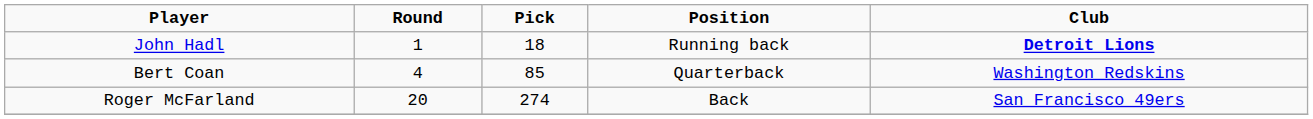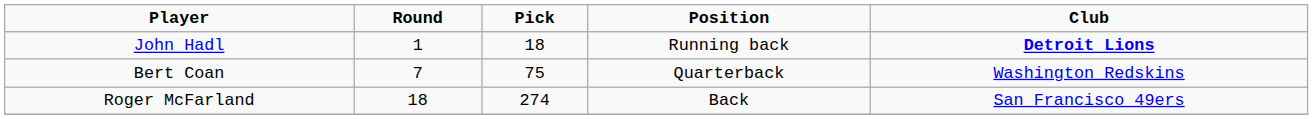(418, 73) 4 -> (418, 73) 7
(535, 73) 85 -> (535, 73) 75
(418, 100) 20 -> (418, 100) 18
